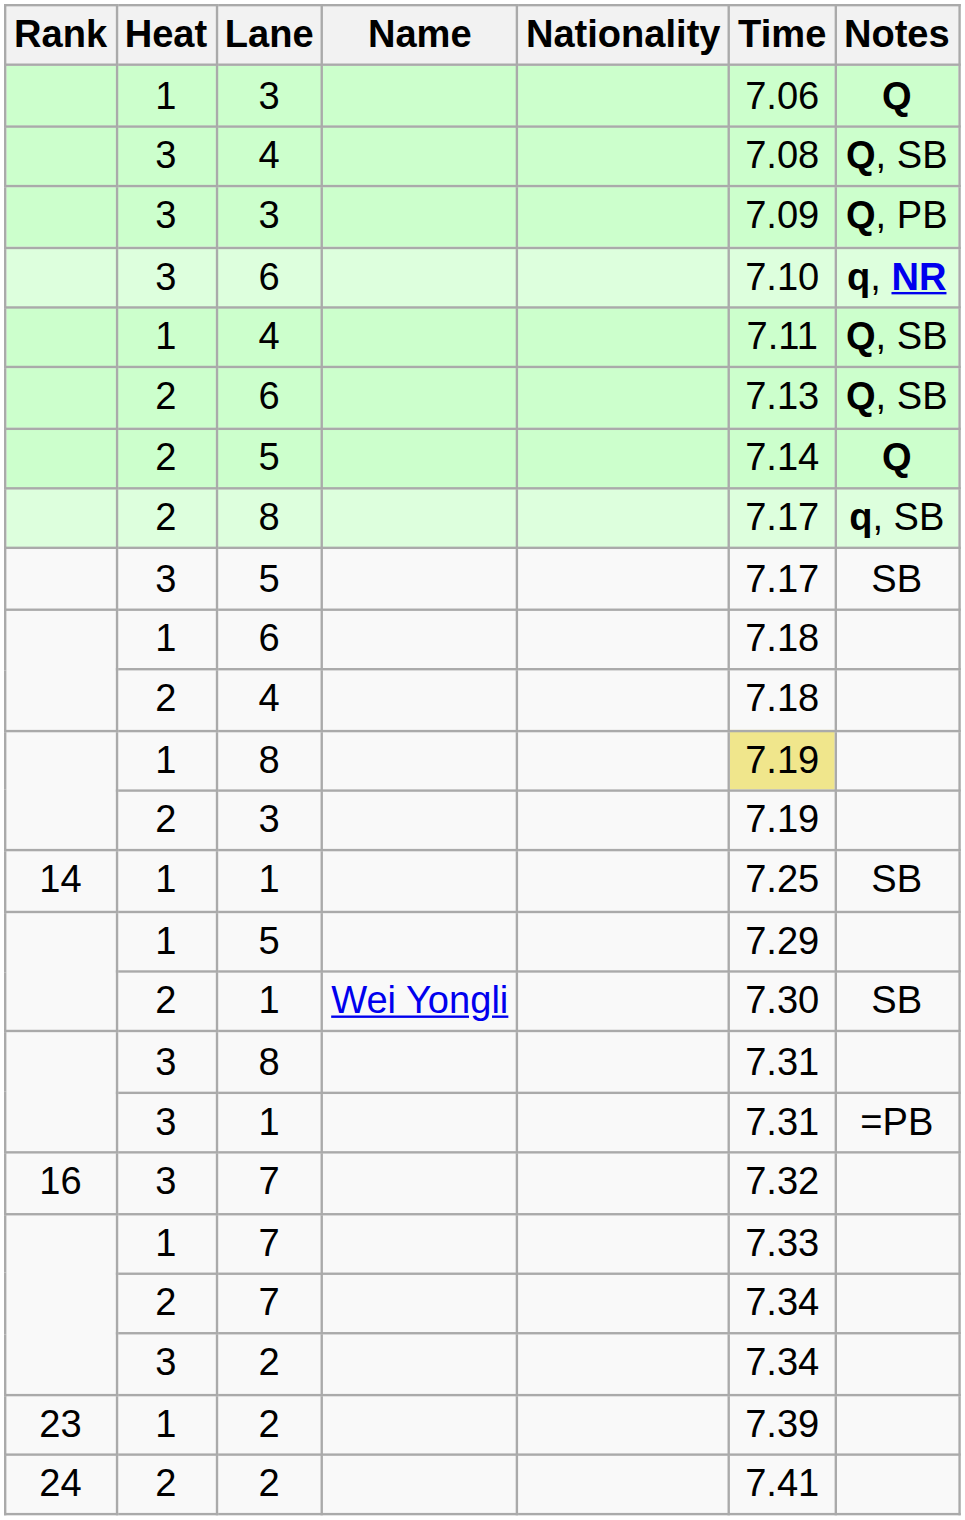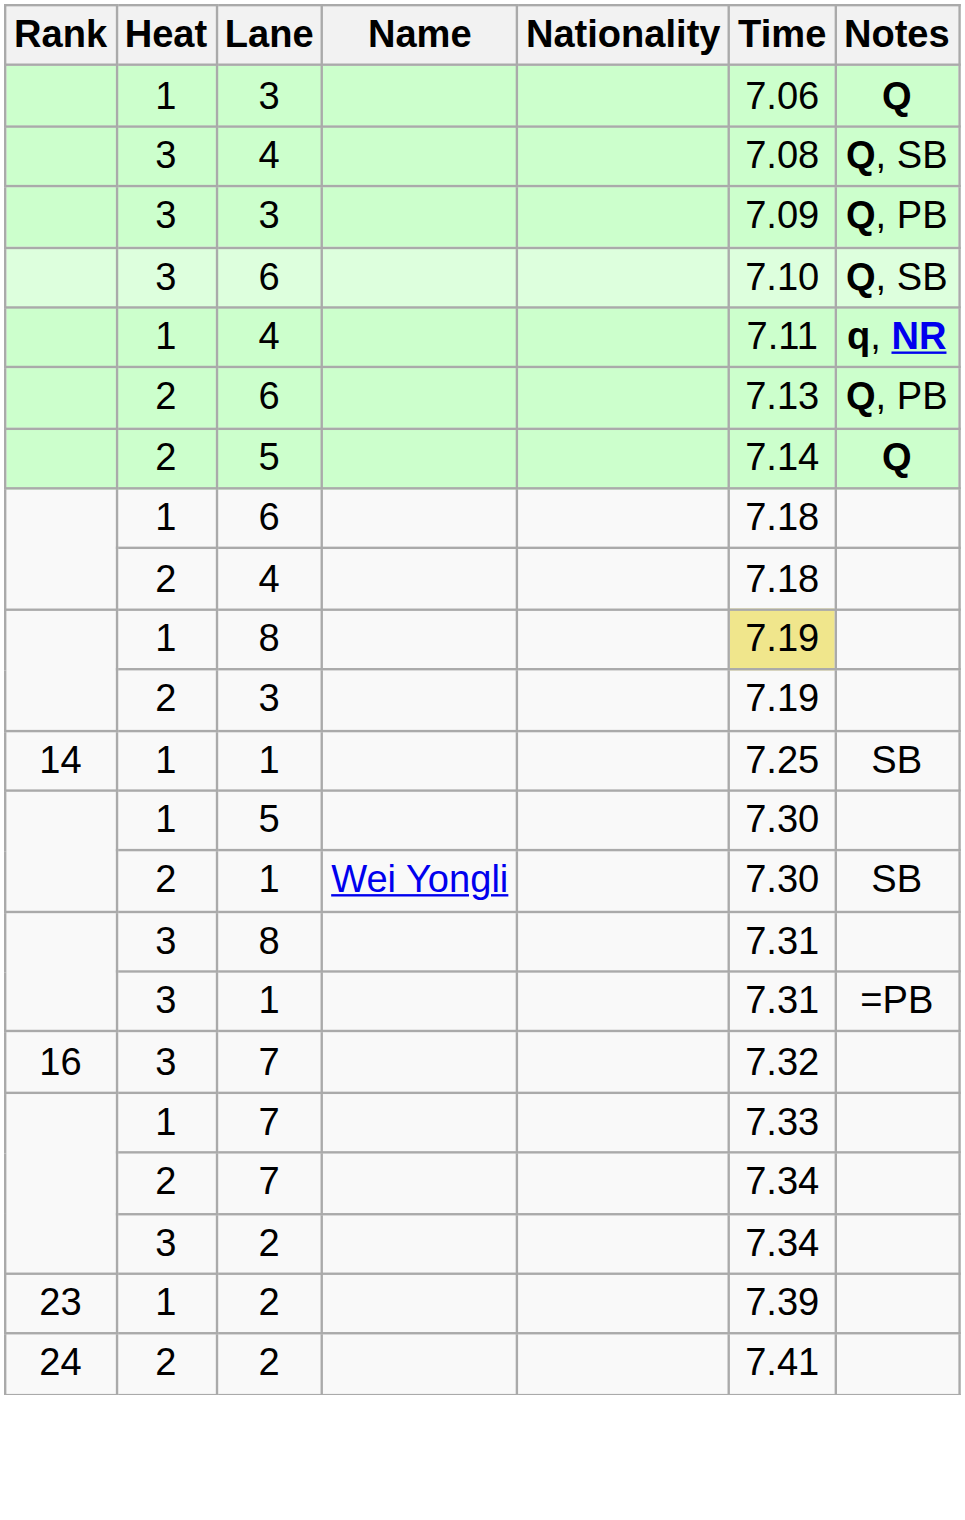(897, 276) q, NR -> (897, 276) Q, SB
(897, 336) Q, SB -> (897, 336) q, NR
(897, 397) Q, SB -> (897, 397) Q, PB
- row: (166, 517)
- row: (166, 578)
(782, 940) 7.29 -> (782, 819) 7.30
